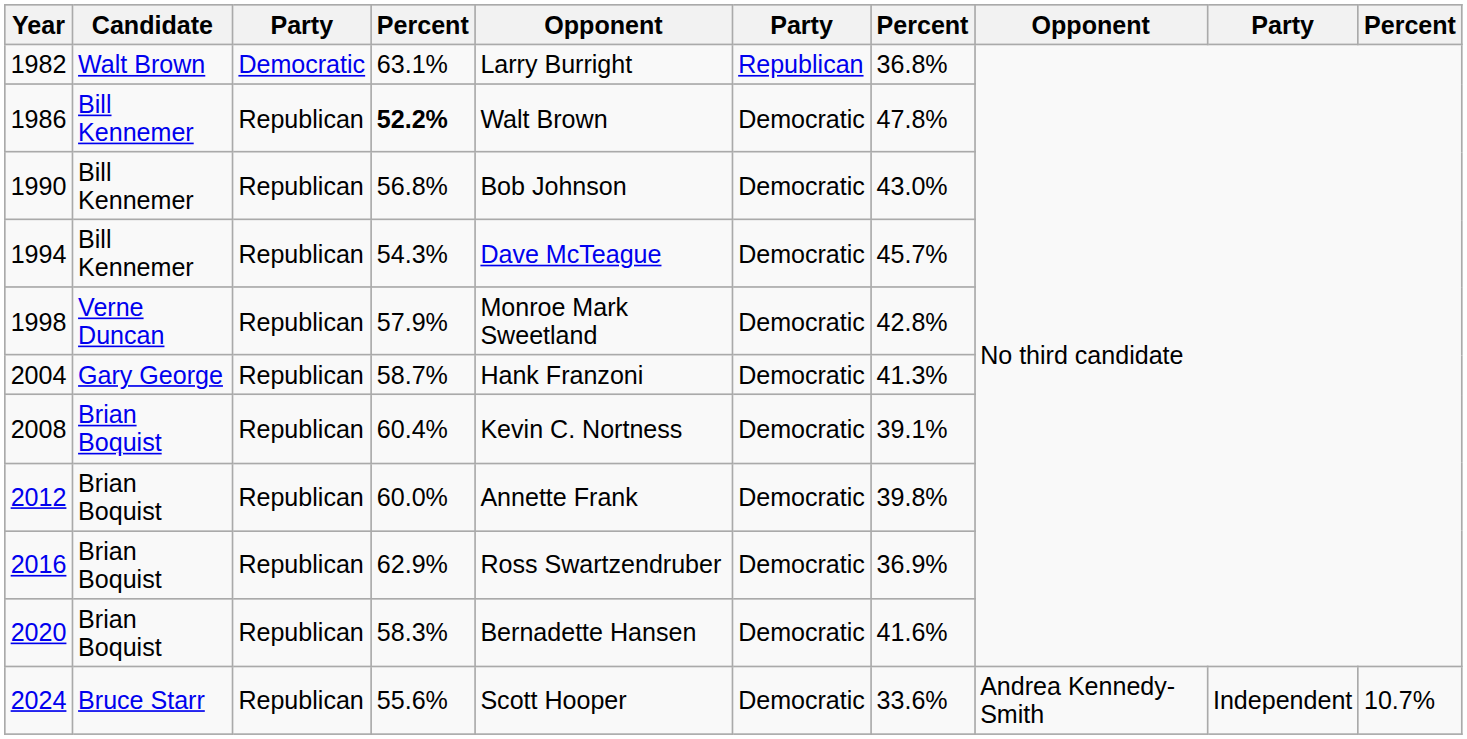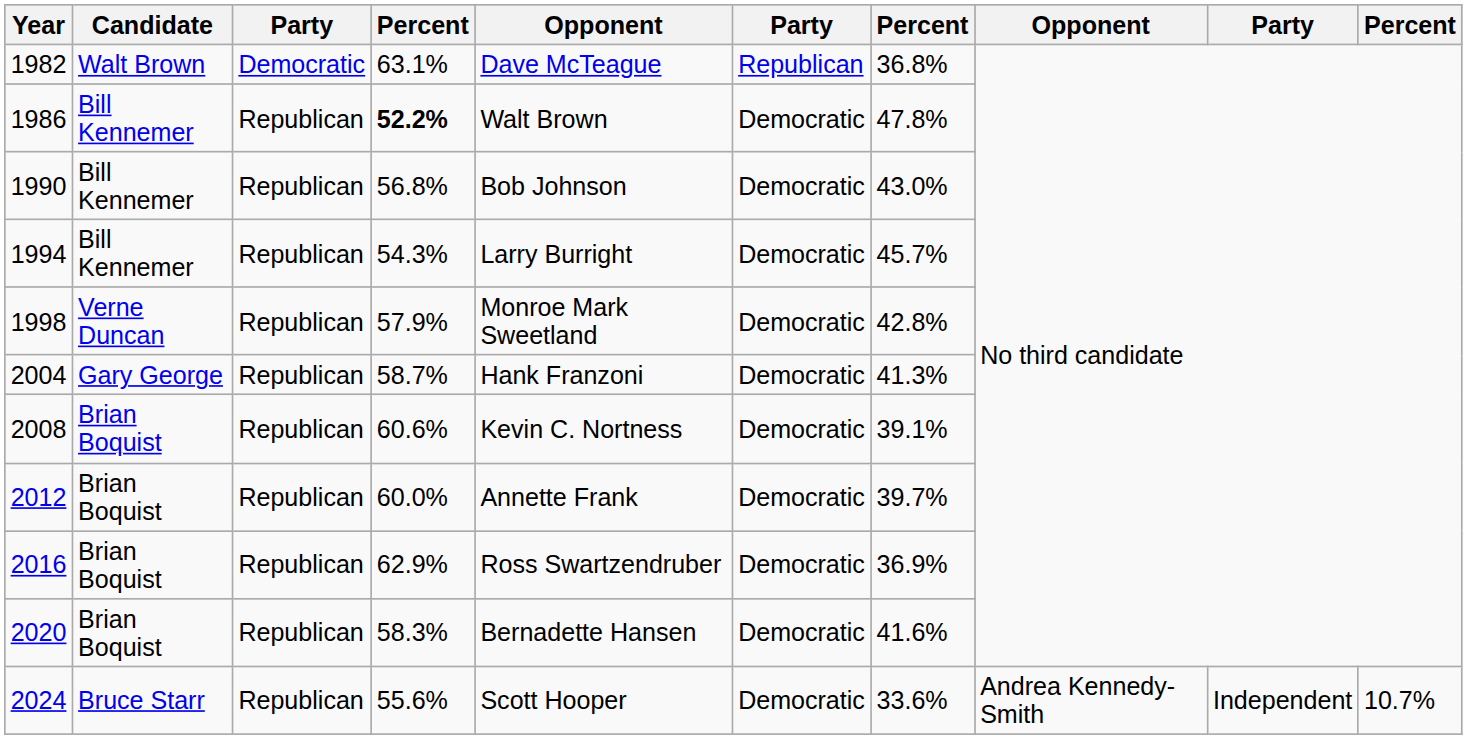(556, 64) Larry Burright -> (571, 64) Dave McTeague
(571, 254) Dave McTeague -> (556, 254) Larry Burright
(412, 429) 60.4% -> (412, 429) 60.6%
(912, 497) 39.8% -> (912, 497) 39.7%
